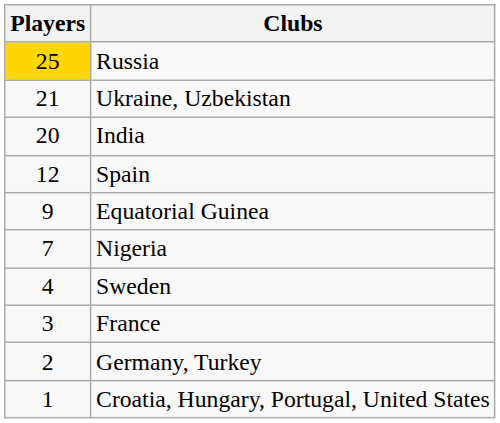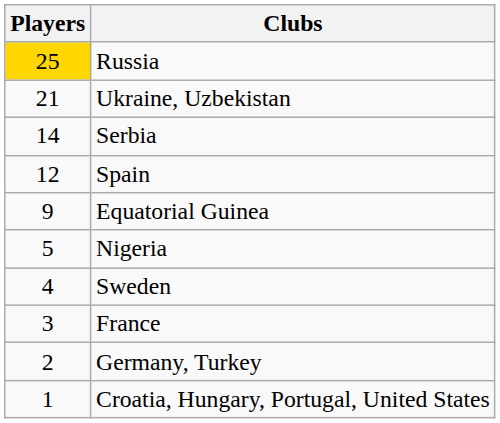- row: (120, 135)
+ row: (126, 135)
(48, 248) 7 -> (48, 248) 5
